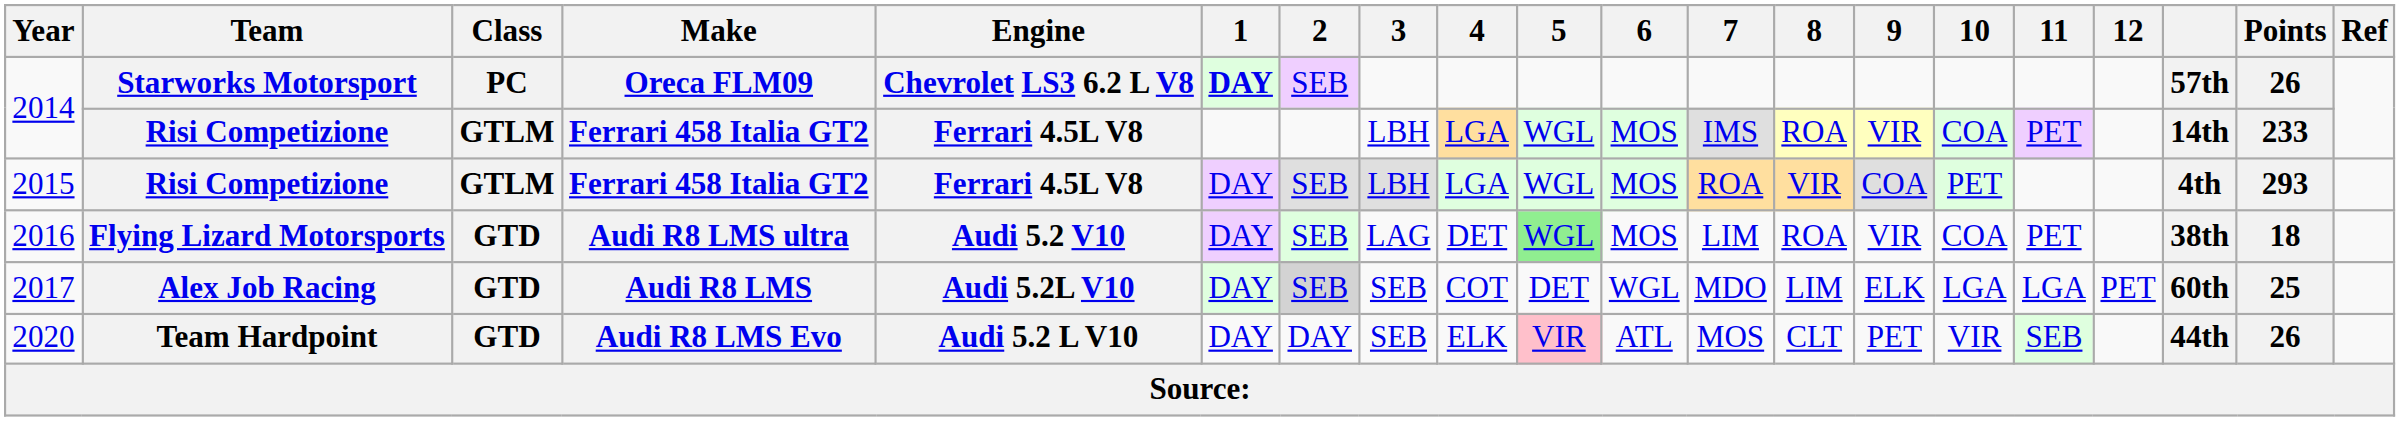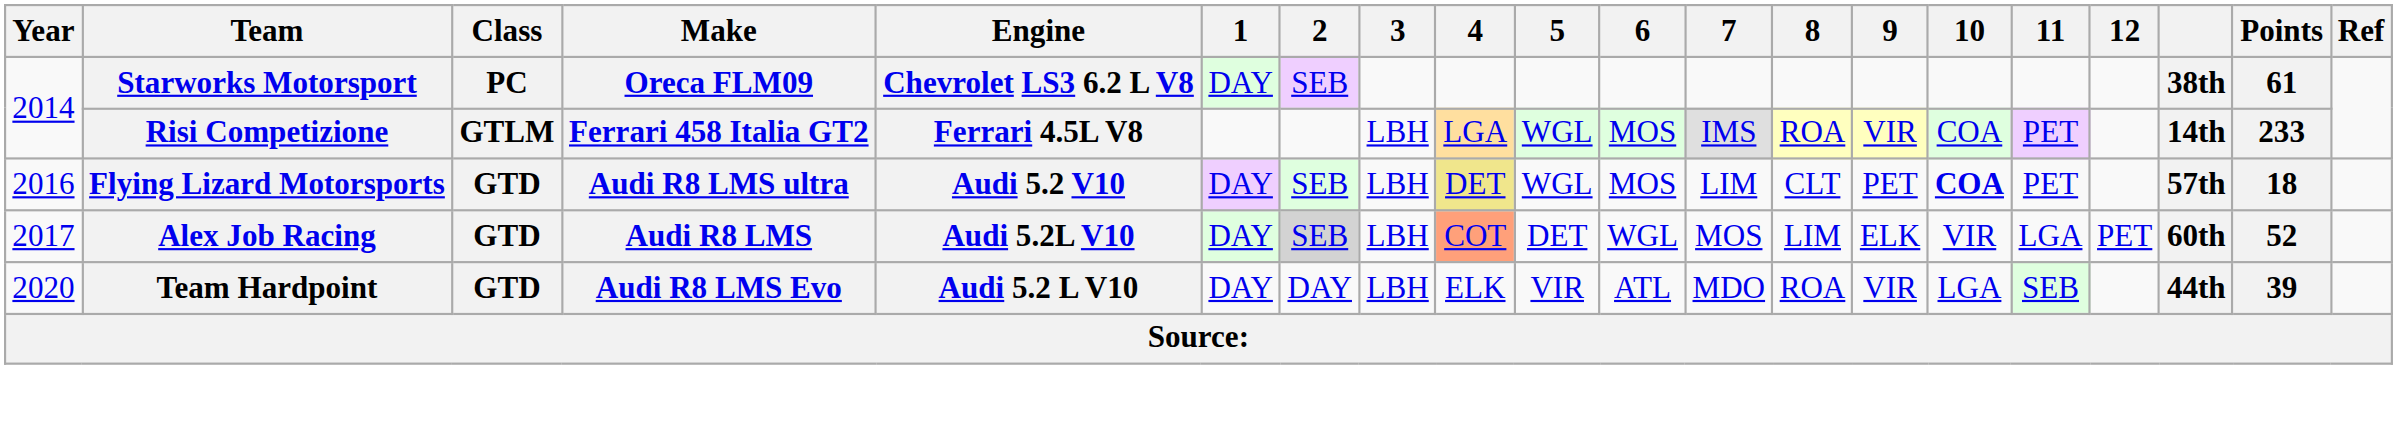(1241, 81) bold -> (1241, 81) normal
(2200, 81) 57th -> (2196, 81) 38th
(2285, 81) 26 -> (2282, 81) 61
- row: (43, 184)
(1398, 235) LAG -> (1398, 184) LBH
(1477, 235) no background -> (1475, 184) khaki background
(1559, 235) lightgreen background -> (1557, 184) no background
(1814, 235) ROA -> (1812, 184) CLT
(1894, 235) VIR -> (1890, 184) PET
(1975, 235) normal -> (1969, 184) bold
(2200, 235) 38th -> (2196, 184) 57th
(1398, 287) SEB -> (1398, 235) LBH
(1477, 287) no background -> (1475, 235) lightsalmon background
(1730, 287) MDO -> (1729, 235) MOS
(1975, 287) LGA -> (1969, 235) VIR
(2285, 287) 25 -> (2282, 235) 52
(1398, 338) SEB -> (1398, 287) LBH
(1559, 338) pink background -> (1557, 287) no background
(1730, 338) MOS -> (1729, 287) MDO
(1814, 338) CLT -> (1812, 287) ROA
(1894, 338) PET -> (1890, 287) VIR
(1975, 338) VIR -> (1969, 287) LGA
(2285, 338) 26 -> (2282, 287) 39
